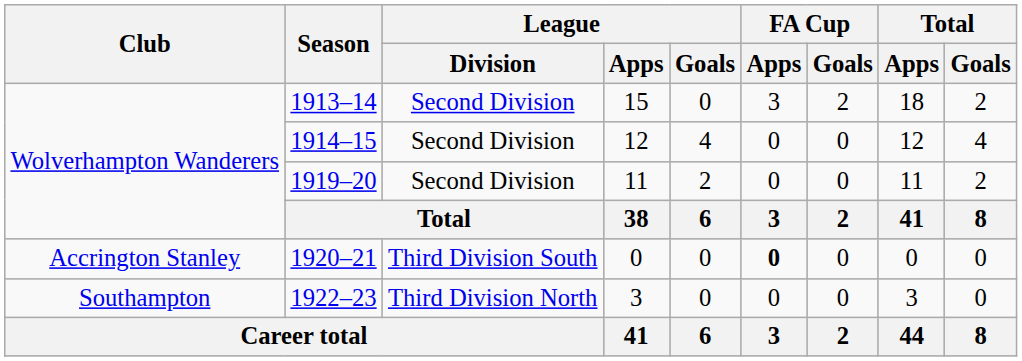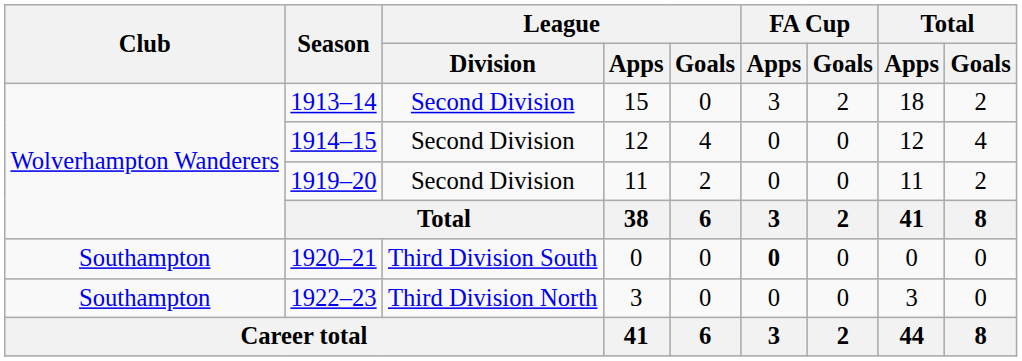(145, 258) Accrington Stanley -> (145, 258) Southampton
